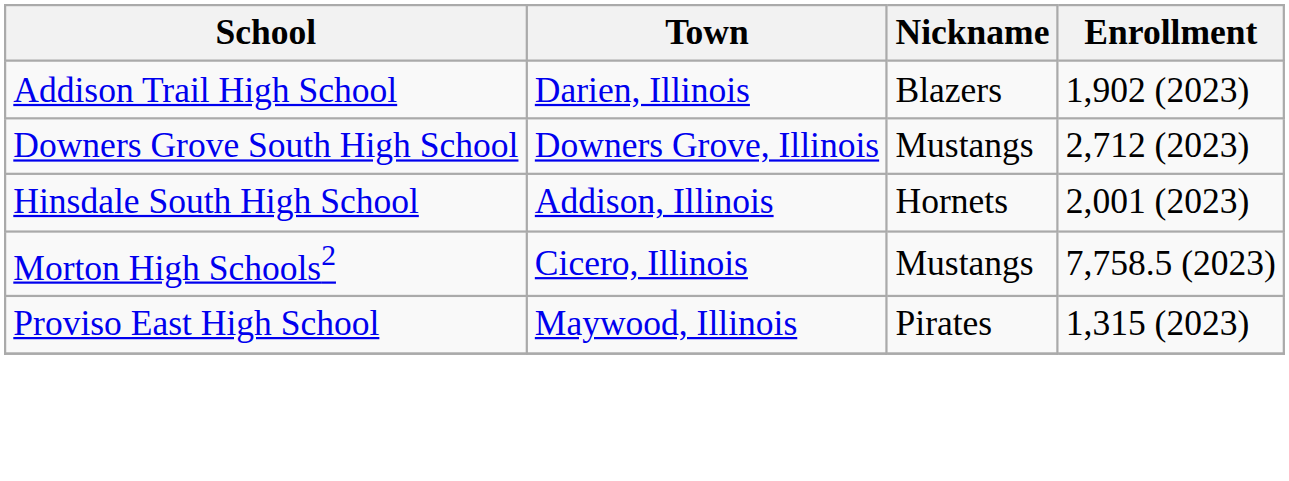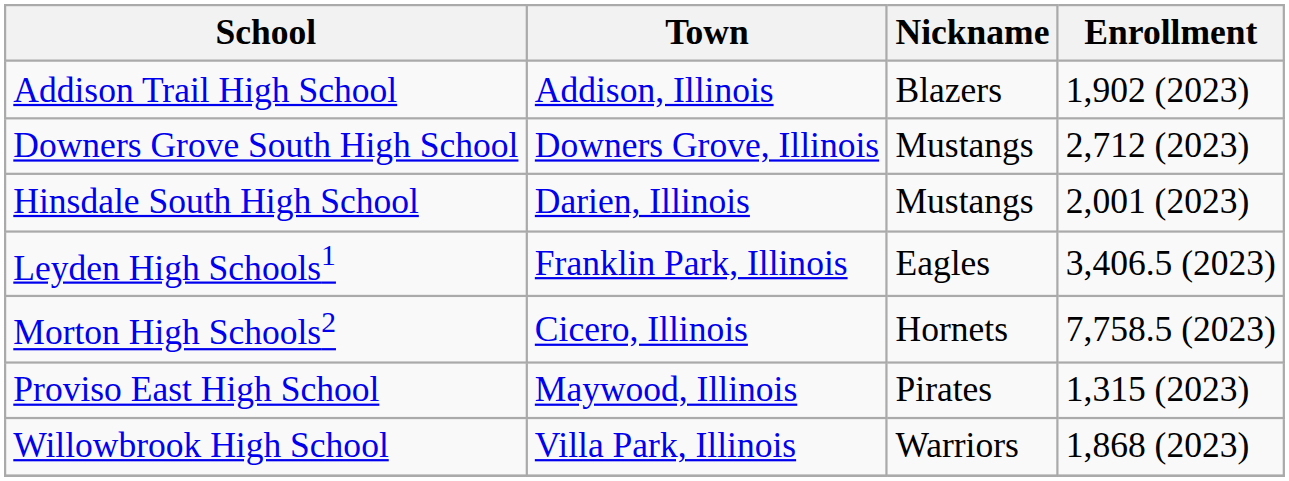(642, 88) Darien, Illinois -> (654, 88) Addison, Illinois
(654, 201) Addison, Illinois -> (642, 201) Darien, Illinois
(952, 201) Hornets -> (965, 201) Mustangs
+ row: (175, 262)
(965, 262) Mustangs -> (952, 328) Hornets
+ row: (201, 446)
